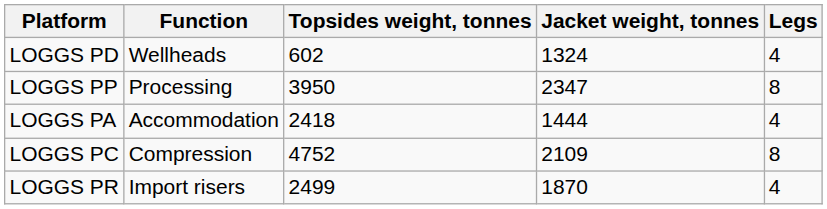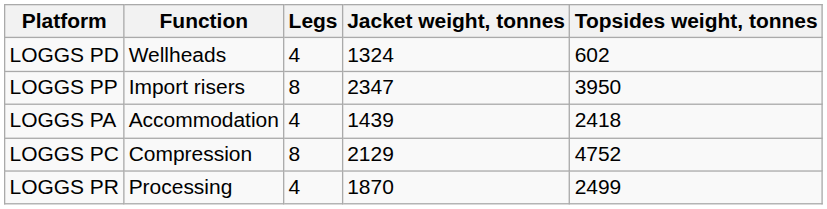columns swapped: (793, 21) <-> (410, 21)
(180, 87) Processing -> (187, 87) Import risers
(565, 120) 1444 -> (370, 120) 1439
(565, 154) 2109 -> (370, 154) 2129
(187, 187) Import risers -> (180, 187) Processing
